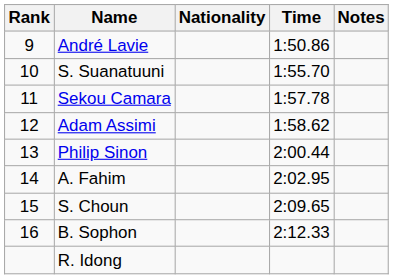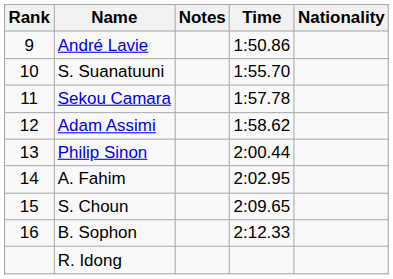columns swapped: (222, 17) <-> (361, 17)
